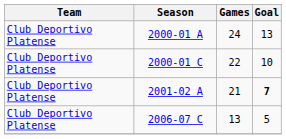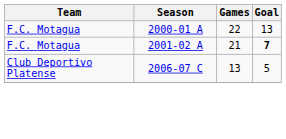(50, 35) Club Deportivo Platense -> (43, 29) F.C. Motagua
(235, 35) 24 -> (235, 29) 22
- row: (175, 63)
(50, 91) Club Deportivo Platense -> (43, 46) F.C. Motagua
